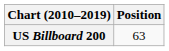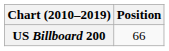(139, 35) 63 -> (139, 35) 66
